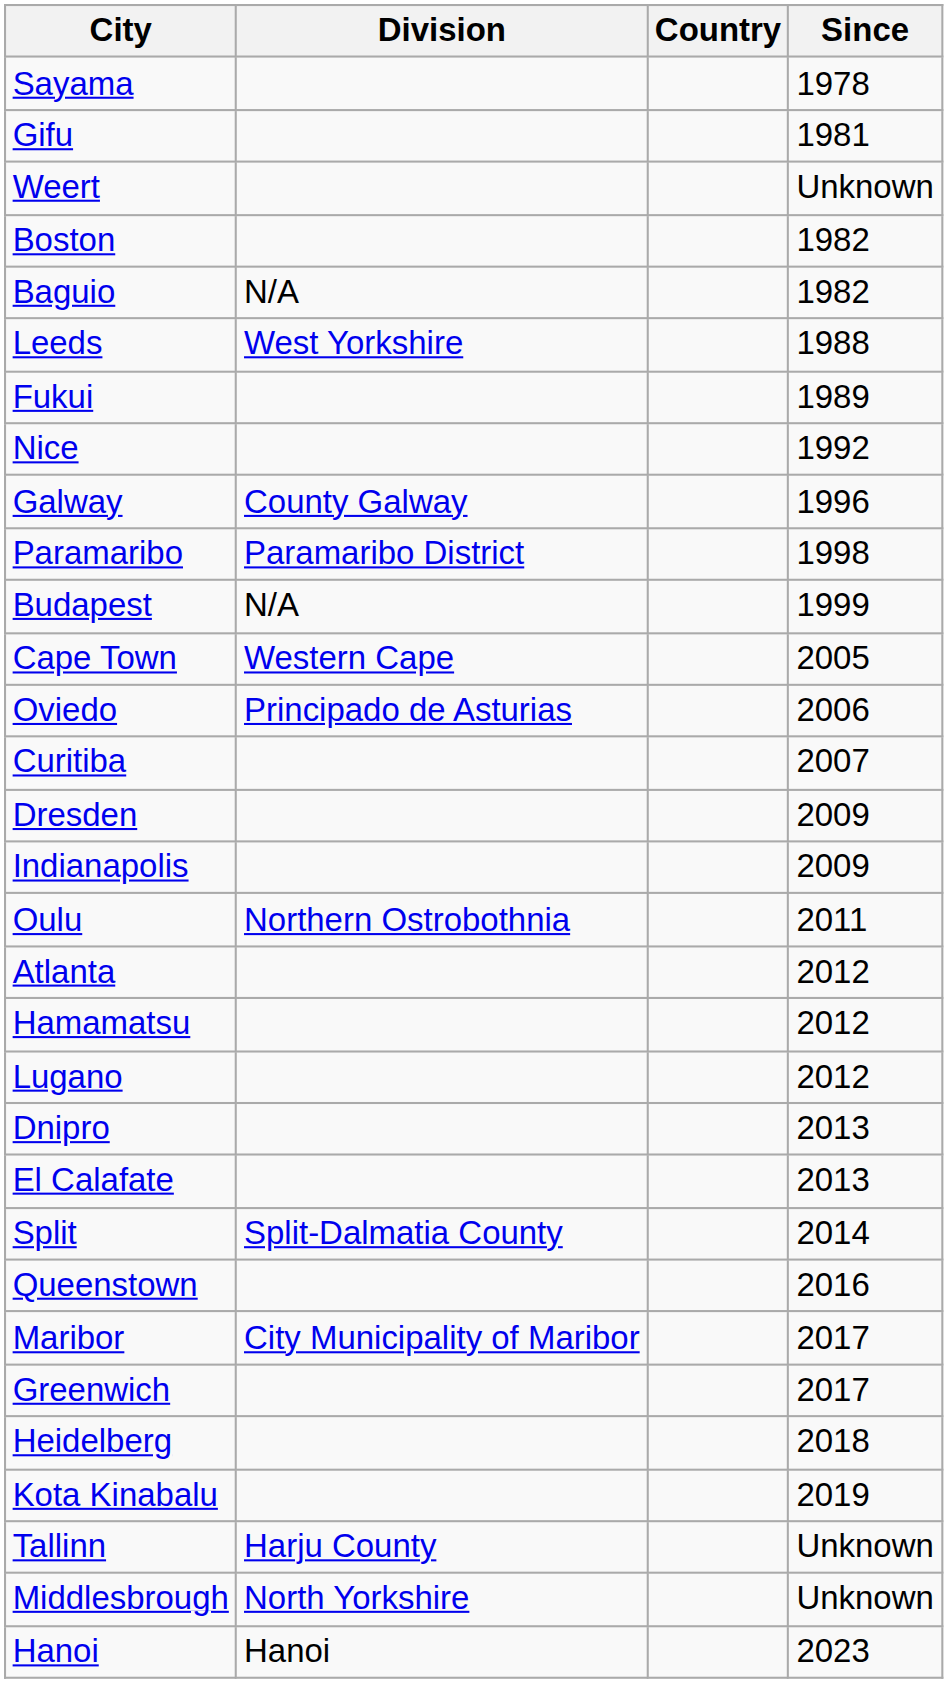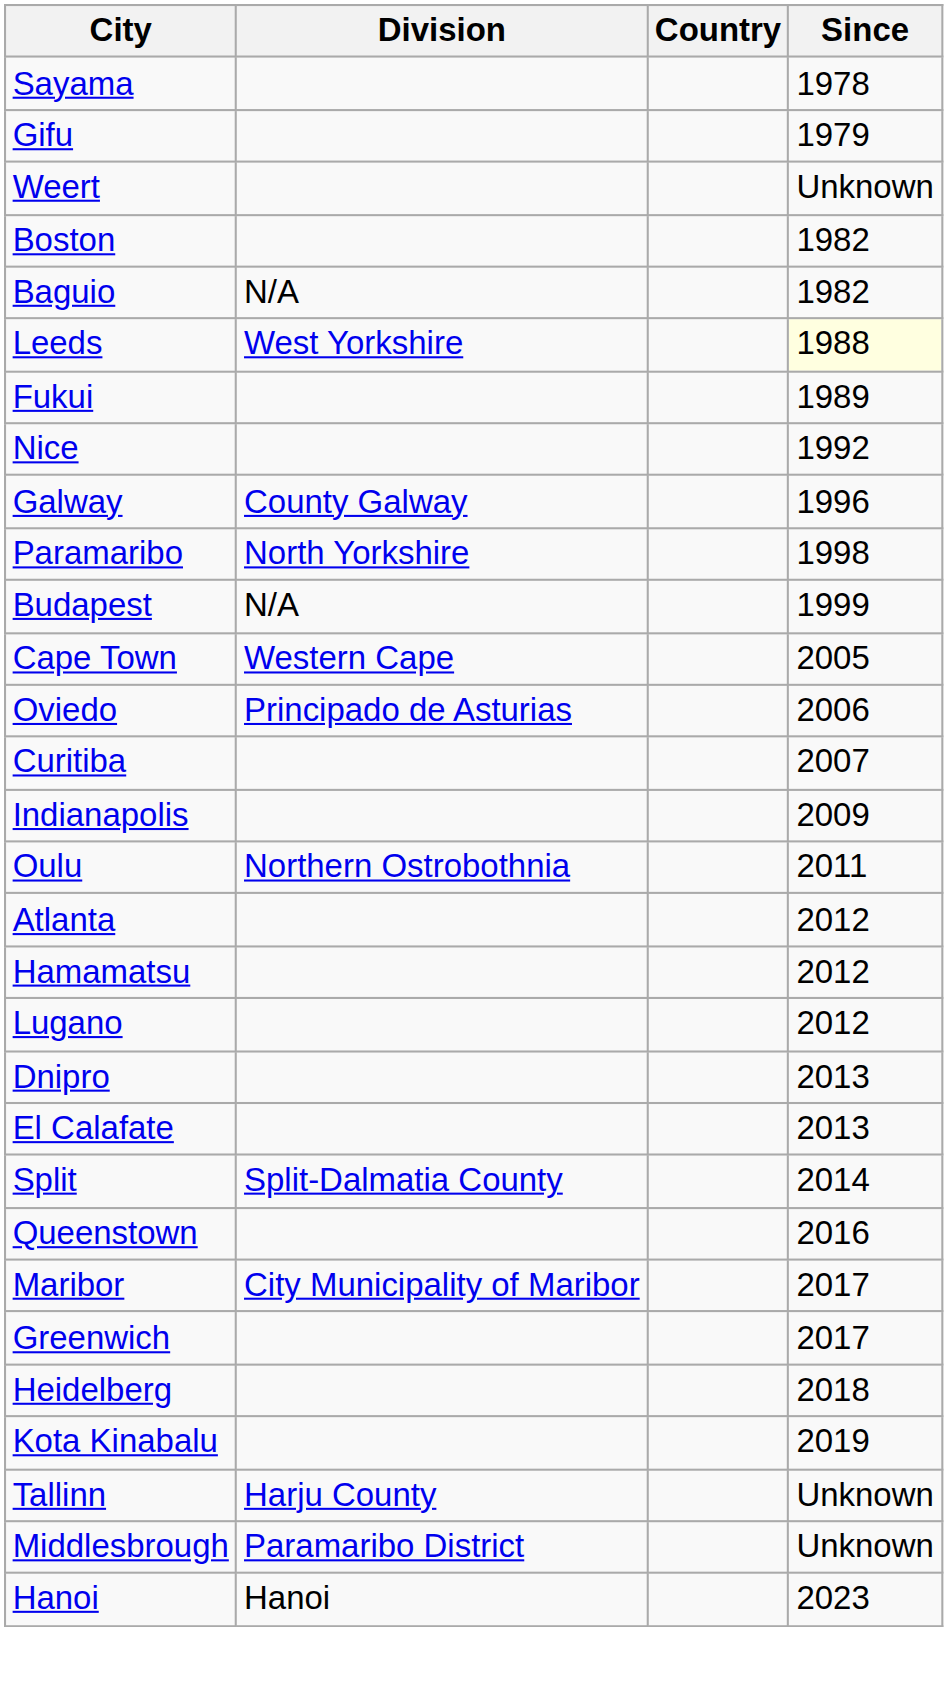(833, 135) 1981 -> (833, 135) 1979
(833, 344) no background -> (833, 344) lightyellow background
(384, 553) Paramaribo District -> (357, 553) North Yorkshire
- row: (75, 814)
(357, 1598) North Yorkshire -> (384, 1546) Paramaribo District
